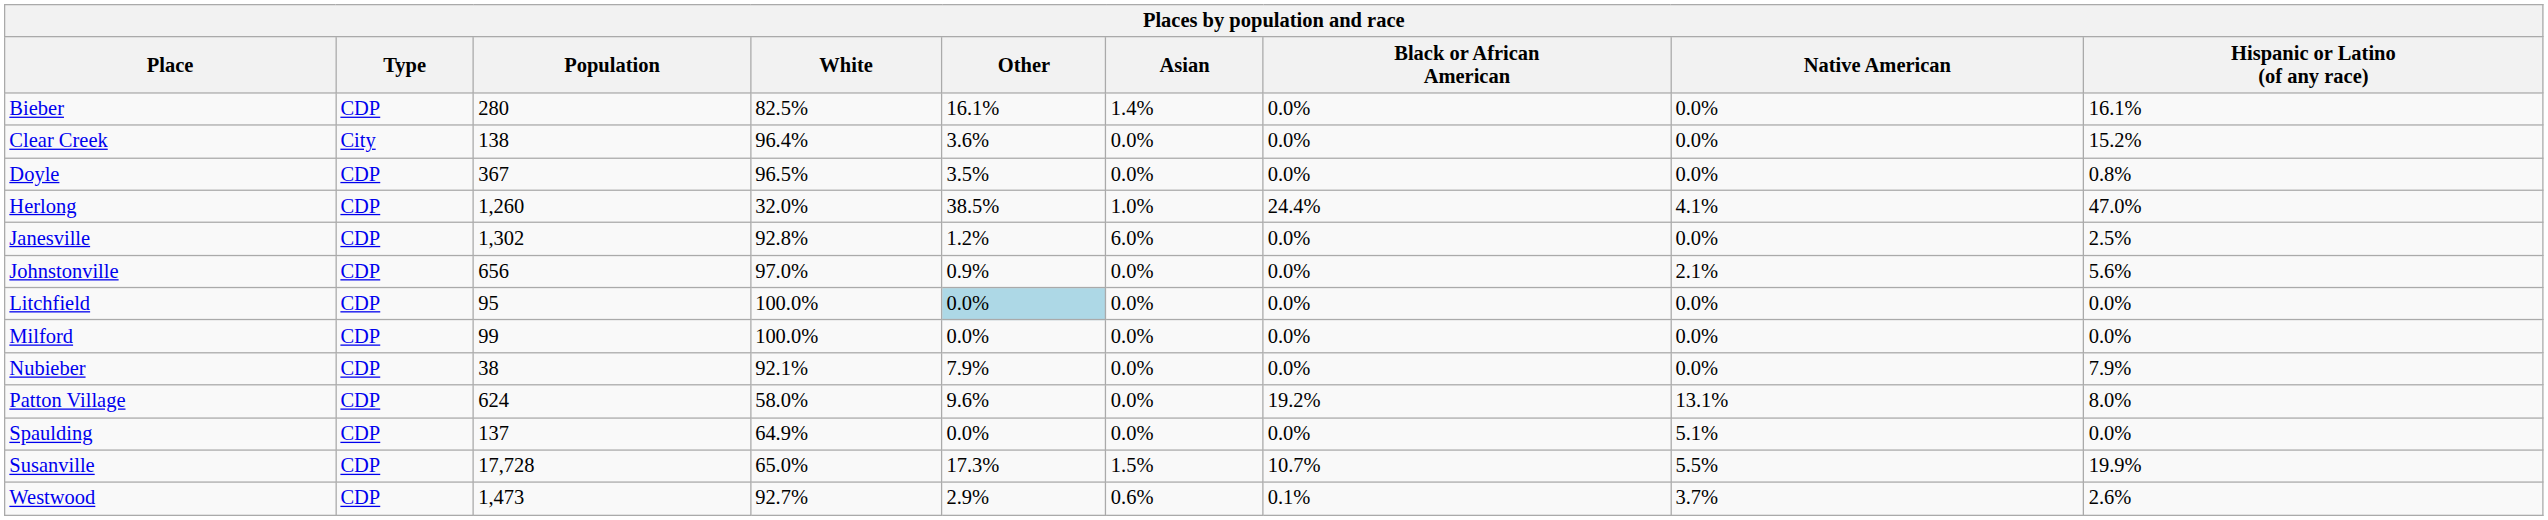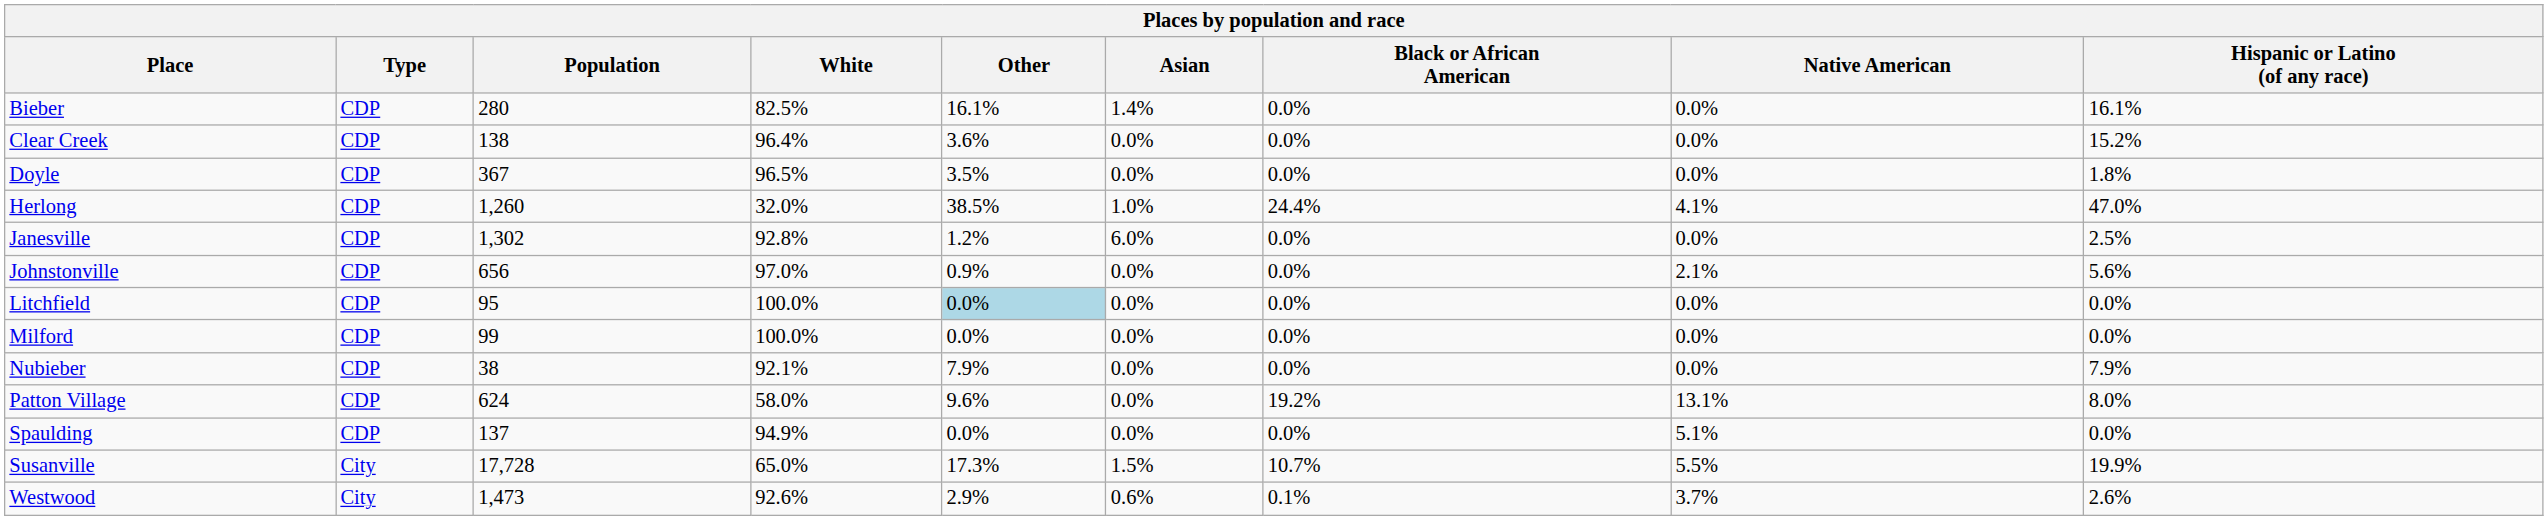(358, 141) City -> (360, 141) CDP
(2110, 173) 0.8% -> (2110, 173) 1.8%
(782, 433) 64.9% -> (782, 433) 94.9%
(360, 466) CDP -> (358, 466) City
(360, 498) CDP -> (358, 498) City
(782, 498) 92.7% -> (782, 498) 92.6%
